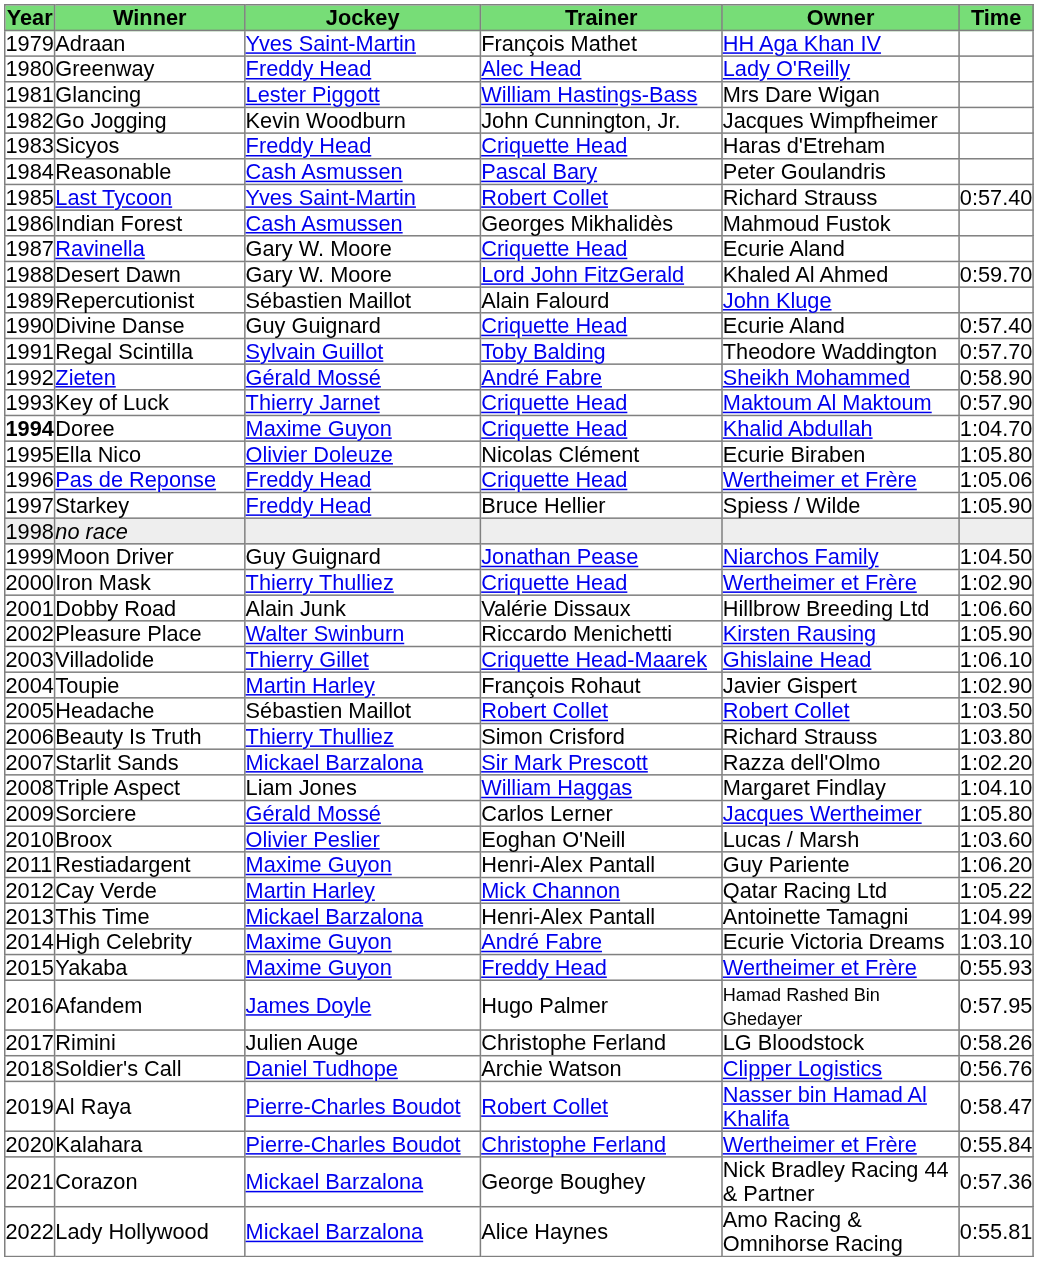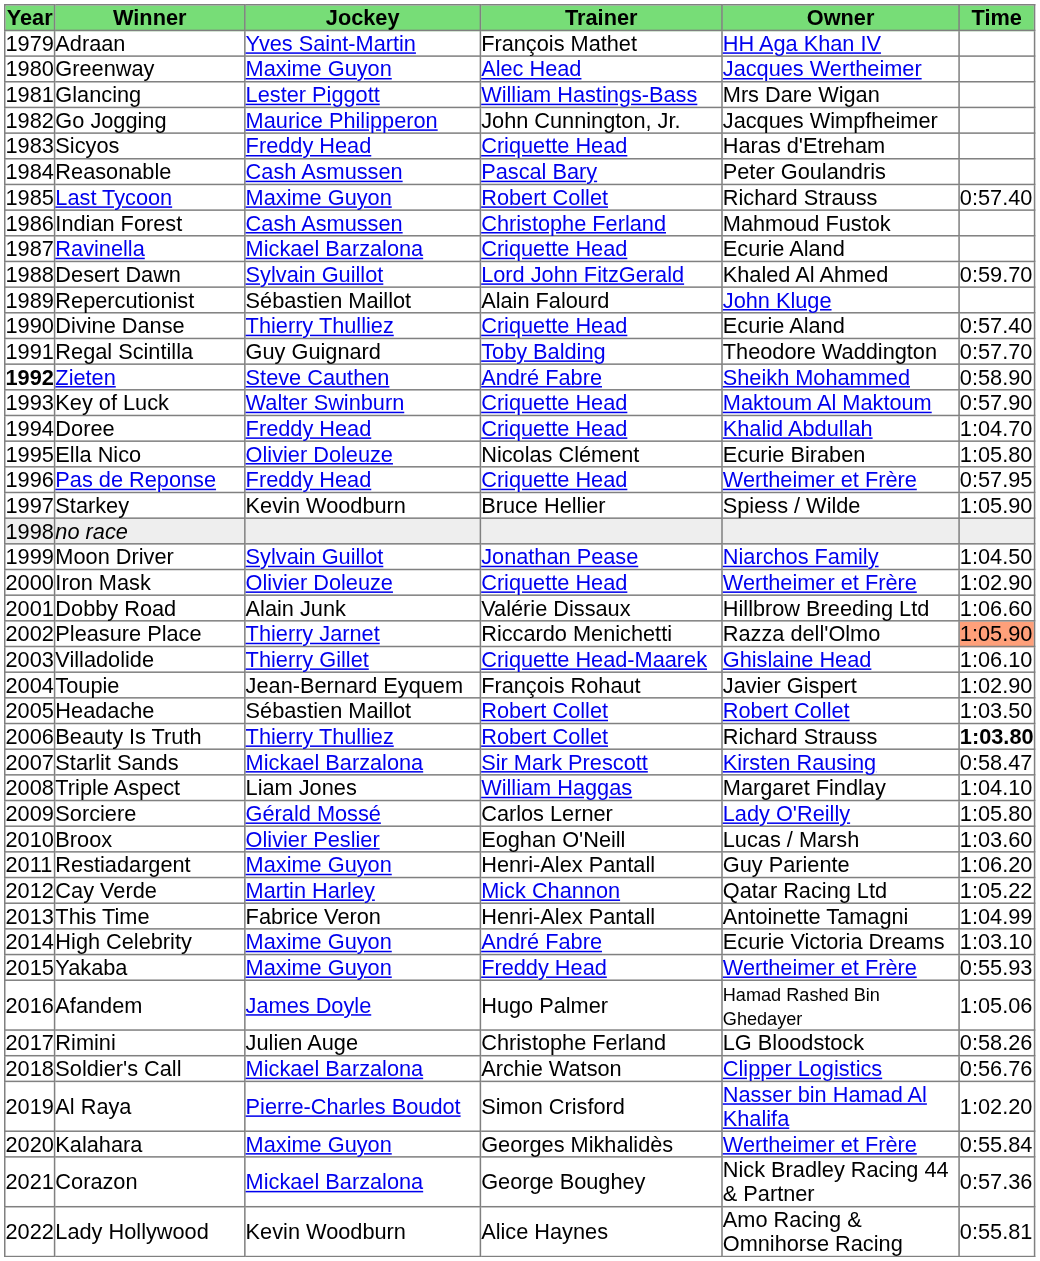(308, 69) Freddy Head -> (319, 69) Maxime Guyon
(786, 69) Lady O'Reilly -> (822, 69) Jacques Wertheimer
(326, 120) Kevin Woodburn -> (342, 120) Maurice Philipperon
(331, 197) Yves Saint-Martin -> (319, 197) Maxime Guyon
(577, 223) Georges Mikhalidès -> (574, 223) Christophe Ferland
(319, 249) Gary W. Moore -> (334, 249) Mickael Barzalona
(319, 274) Gary W. Moore -> (314, 274) Sylvain Guillot
(313, 326) Guy Guignard -> (320, 326) Thierry Thulliez
(314, 351) Sylvain Guillot -> (313, 351) Guy Guignard
(30, 377) normal -> (30, 377) bold
(313, 377) Gérald Mossé -> (318, 377) Steve Cauthen
(313, 403) Thierry Jarnet -> (325, 403) Walter Swinburn
(30, 428) bold -> (30, 428) normal
(319, 428) Maxime Guyon -> (308, 428) Freddy Head
(996, 480) 1:05.06 -> (996, 480) 0:57.95
(308, 505) Freddy Head -> (326, 505) Kevin Woodburn
(313, 557) Guy Guignard -> (314, 557) Sylvain Guillot
(320, 582) Thierry Thulliez -> (319, 582) Olivier Doleuze
(325, 634) Walter Swinburn -> (313, 634) Thierry Jarnet
(799, 634) Kirsten Rausing -> (802, 634) Razza dell'Olmo
(996, 634) no background -> (996, 634) lightsalmon background
(310, 685) Martin Harley -> (354, 685) Jean-Bernard Eyquem
(553, 736) Simon Crisford -> (545, 736) Robert Collet
(996, 736) normal -> (997, 736) bold
(802, 762) Razza dell'Olmo -> (799, 762) Kirsten Rausing
(996, 762) 1:02.20 -> (996, 762) 0:58.47
(822, 813) Jacques Wertheimer -> (786, 813) Lady O'Reilly
(334, 916) Mickael Barzalona -> (313, 916) Fabrice Veron
(996, 1005) 0:57.95 -> (996, 1005) 1:05.06
(322, 1069) Daniel Tudhope -> (334, 1069) Mickael Barzalona
(545, 1106) Robert Collet -> (553, 1106) Simon Crisford
(996, 1106) 0:58.47 -> (996, 1106) 1:02.20
(353, 1144) Pierre-Charles Boudot -> (319, 1144) Maxime Guyon
(574, 1144) Christophe Ferland -> (577, 1144) Georges Mikhalidès
(334, 1232) Mickael Barzalona -> (326, 1232) Kevin Woodburn
